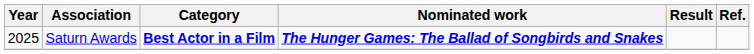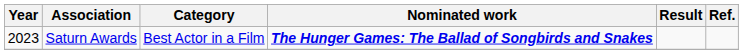(23, 37) 2025 -> (23, 37) 2023
(209, 37) bold -> (204, 37) normal
